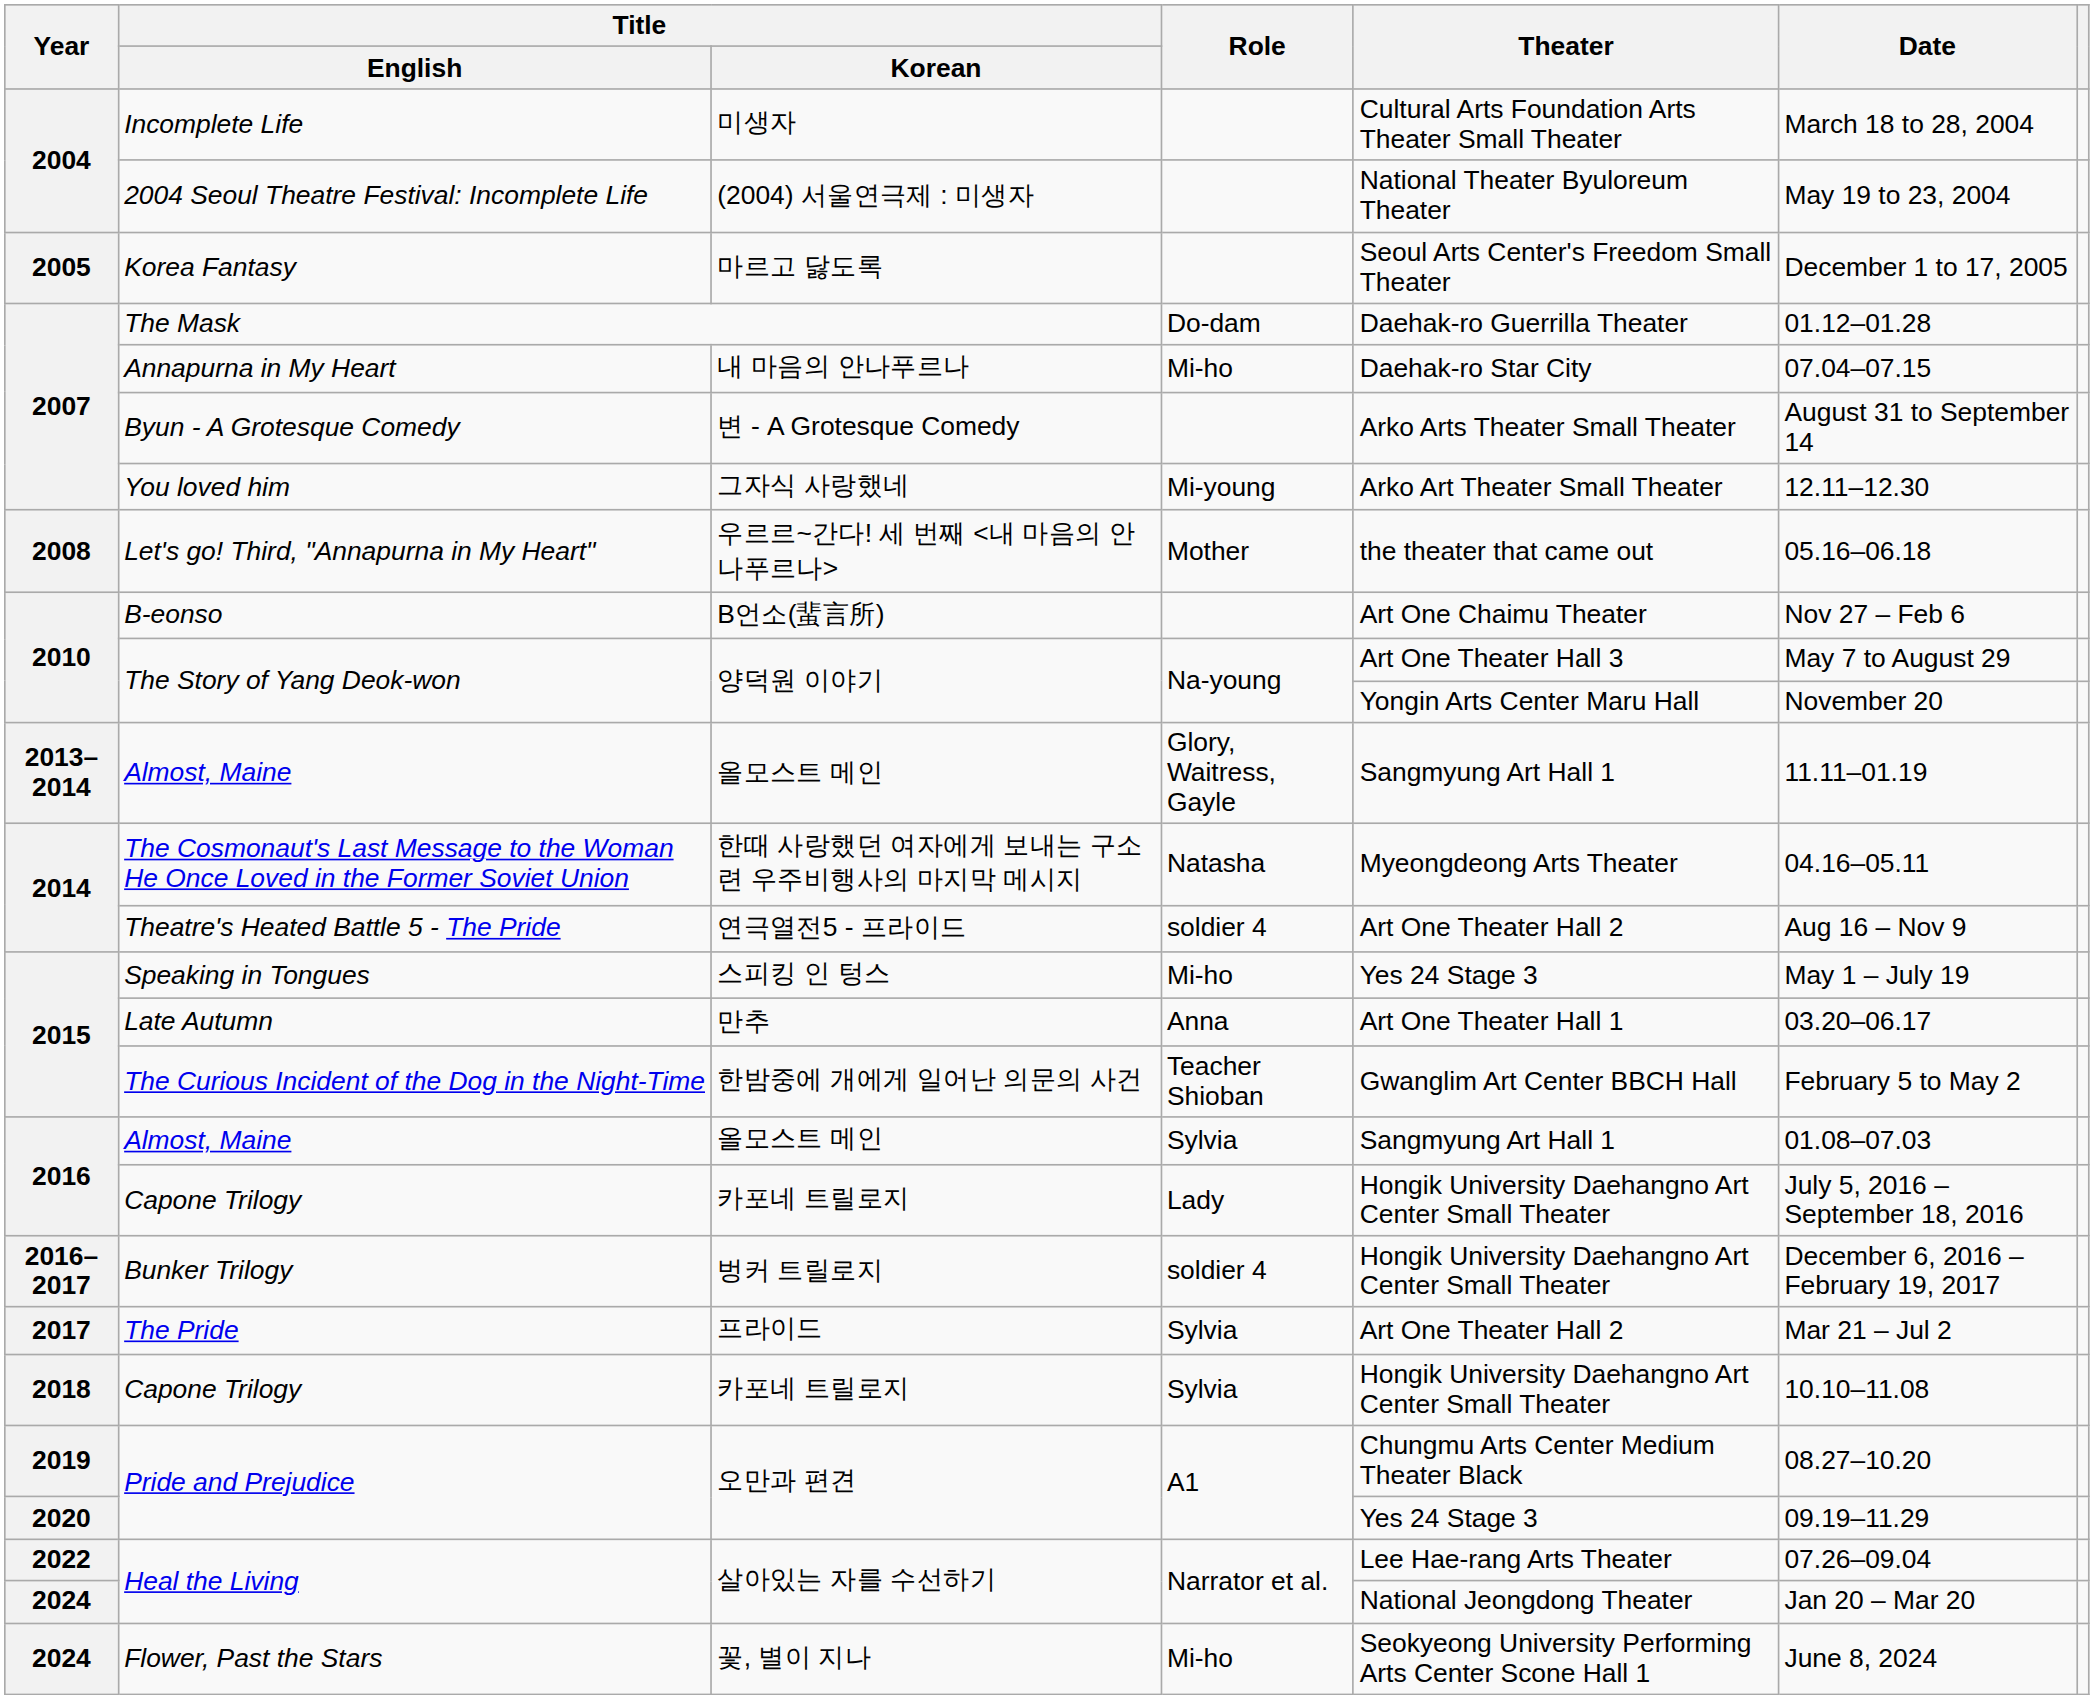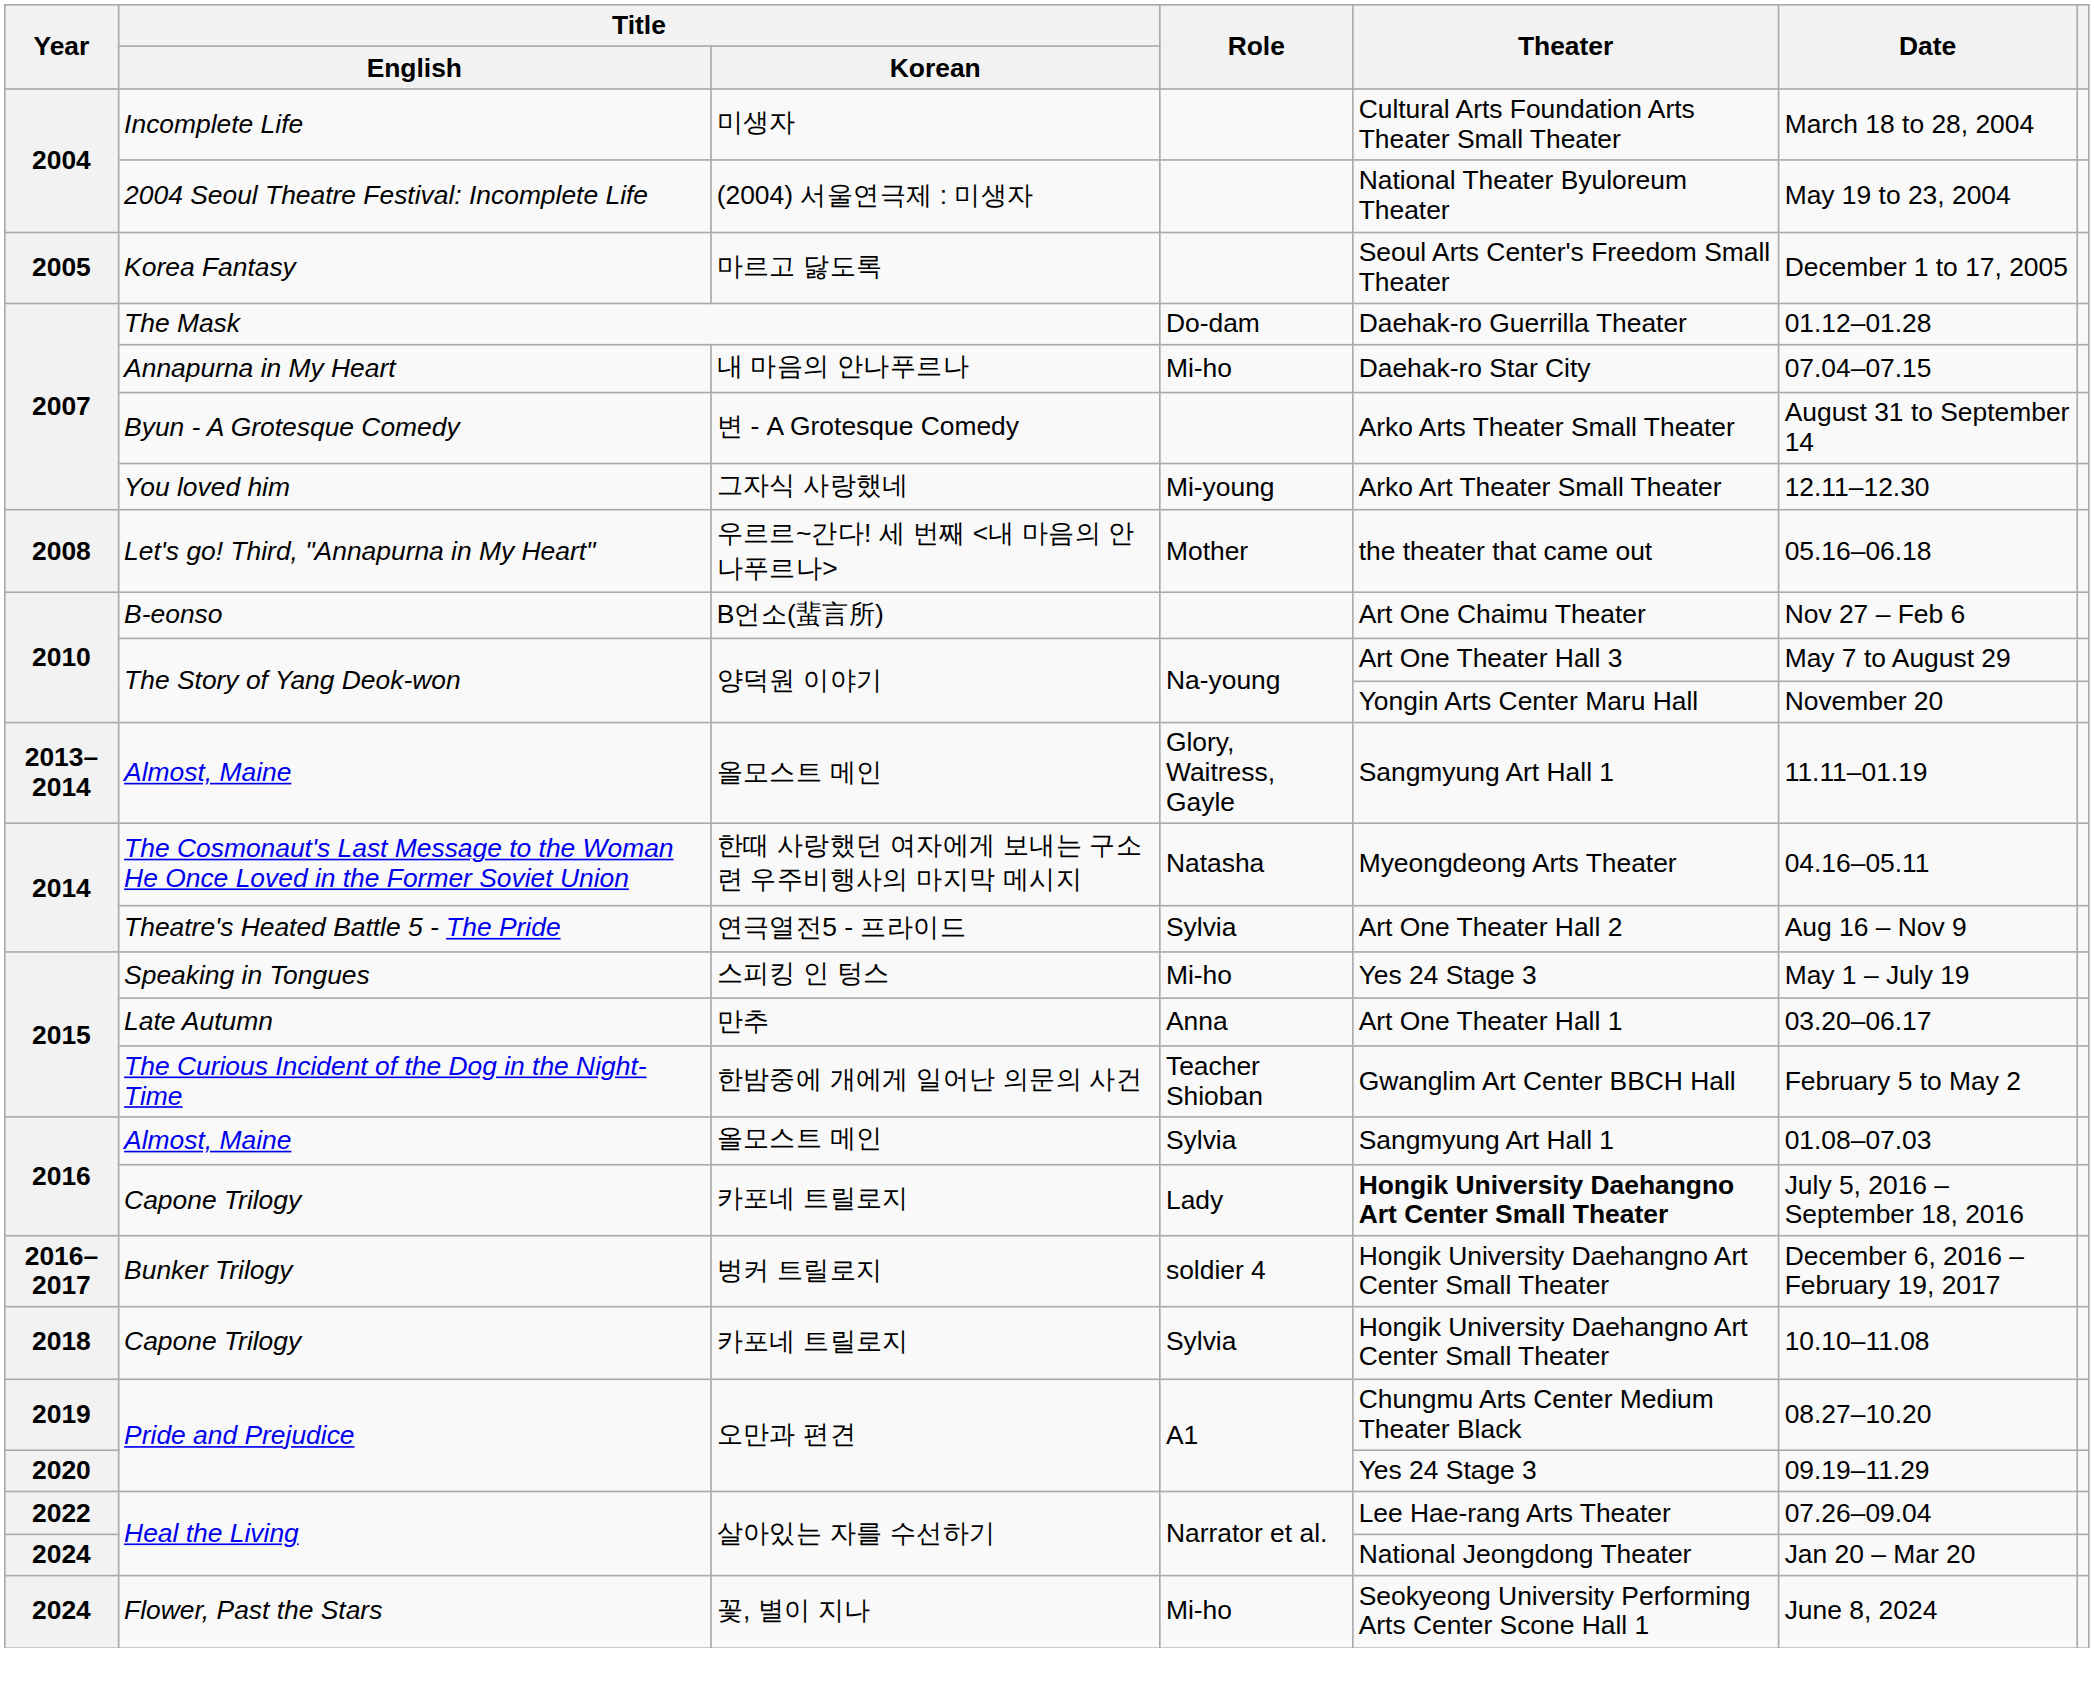(1217, 928) soldier 4 -> (1201, 928) Sylvia
(1554, 1199) normal -> (1546, 1199) bold
- row: (61, 1330)
